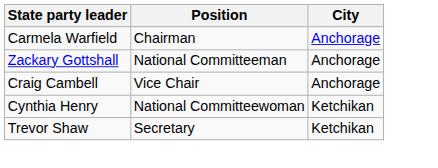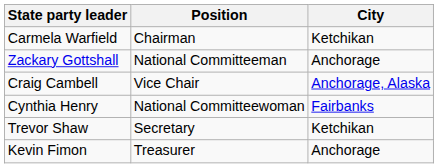(346, 38) Anchorage -> (343, 38) Ketchikan
(346, 83) Anchorage -> (371, 83) Anchorage, Alaska
(343, 106) Ketchikan -> (343, 106) Fairbanks
+ row: (47, 151)
